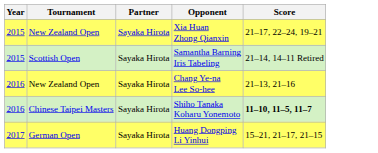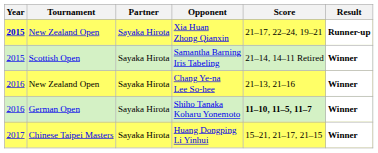+ column: (349, 12)
(16, 32) normal -> (16, 32) bold
(71, 109) Chinese Taipei Masters -> (54, 109) German Open
(54, 135) German Open -> (71, 135) Chinese Taipei Masters
